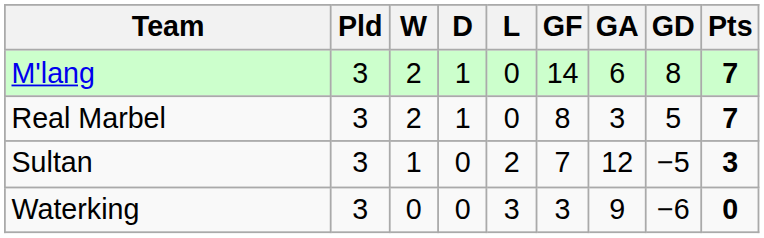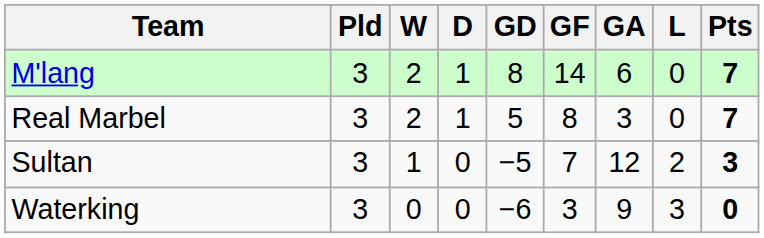columns swapped: (512, 27) <-> (673, 27)
